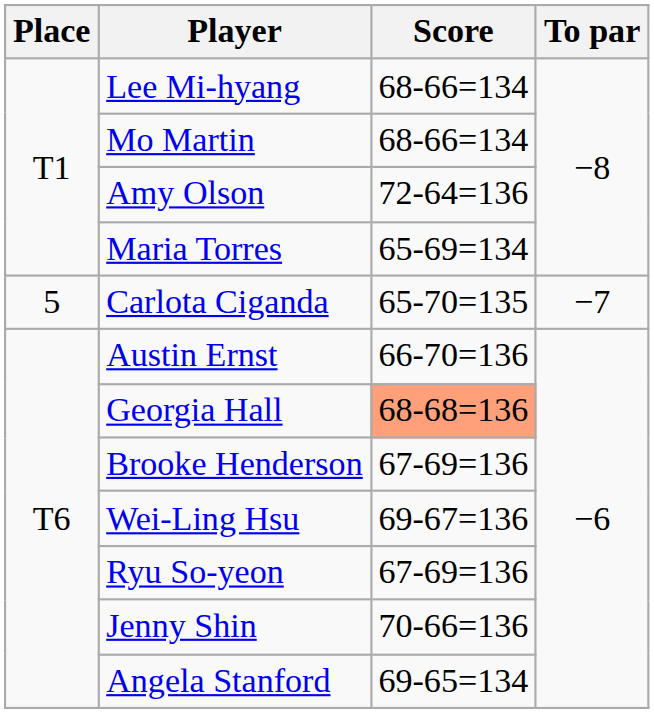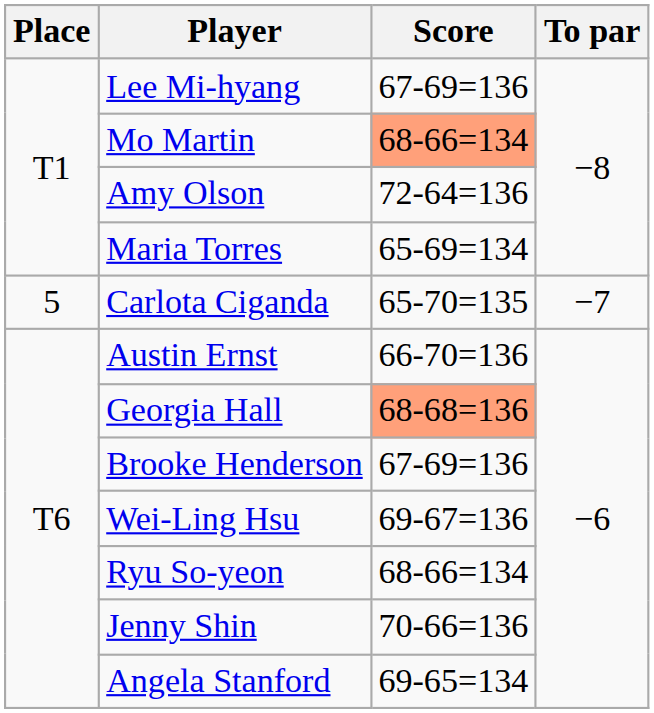(453, 85) 68-66=134 -> (453, 85) 67-69=136
(453, 139) no background -> (453, 139) lightsalmon background
(453, 572) 67-69=136 -> (453, 572) 68-66=134
